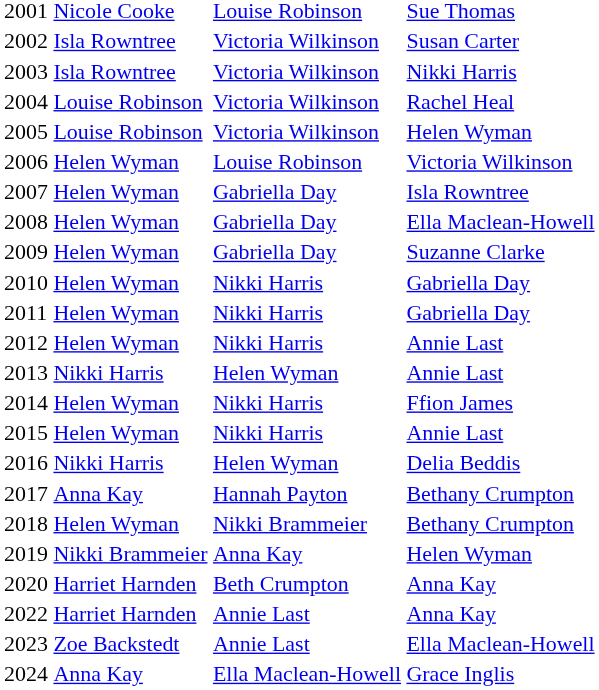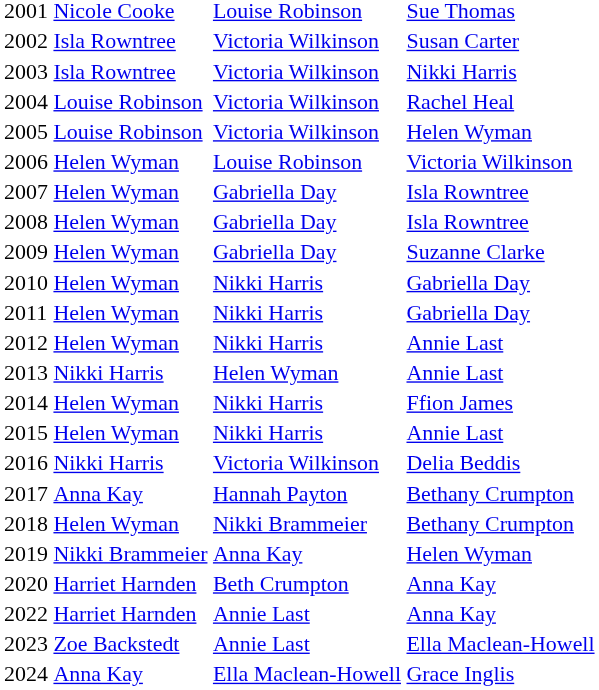(501, 222) Ella Maclean-Howell -> (468, 222) Isla Rowntree
(276, 463) Helen Wyman -> (296, 463) Victoria Wilkinson
